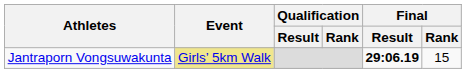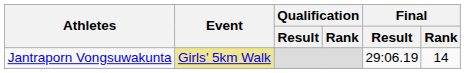(392, 58) bold -> (392, 58) normal
(442, 58) 15 -> (441, 58) 14
